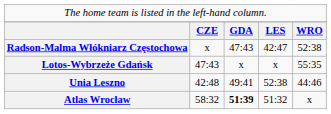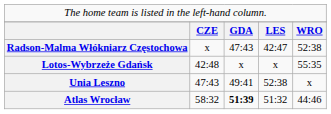(207, 65) 47:43 -> (207, 65) 42:48
(207, 82) 42:48 -> (207, 82) 47:43
(309, 82) 44:46 -> (309, 82) x
(309, 100) x -> (309, 100) 44:46
